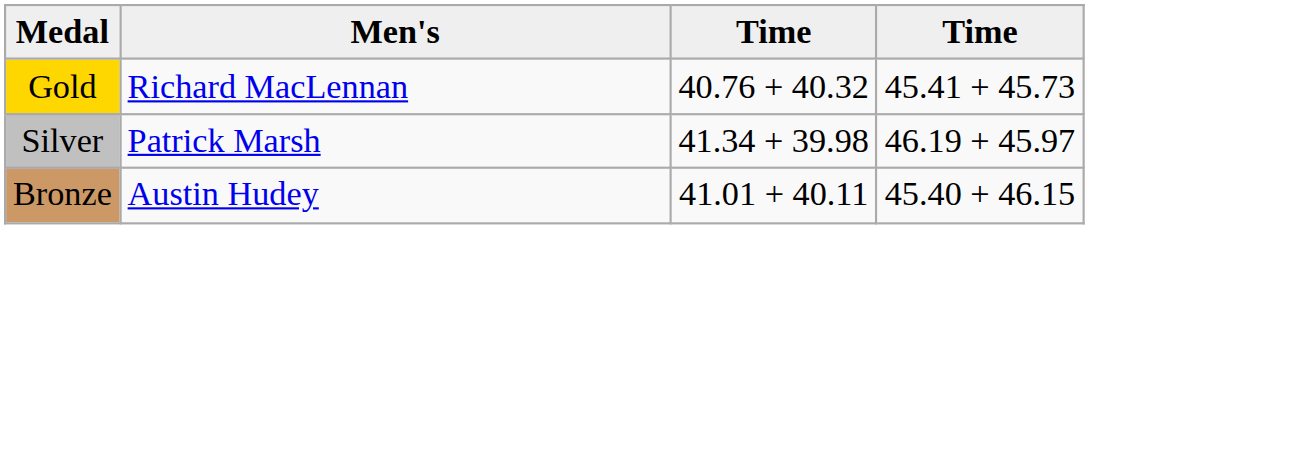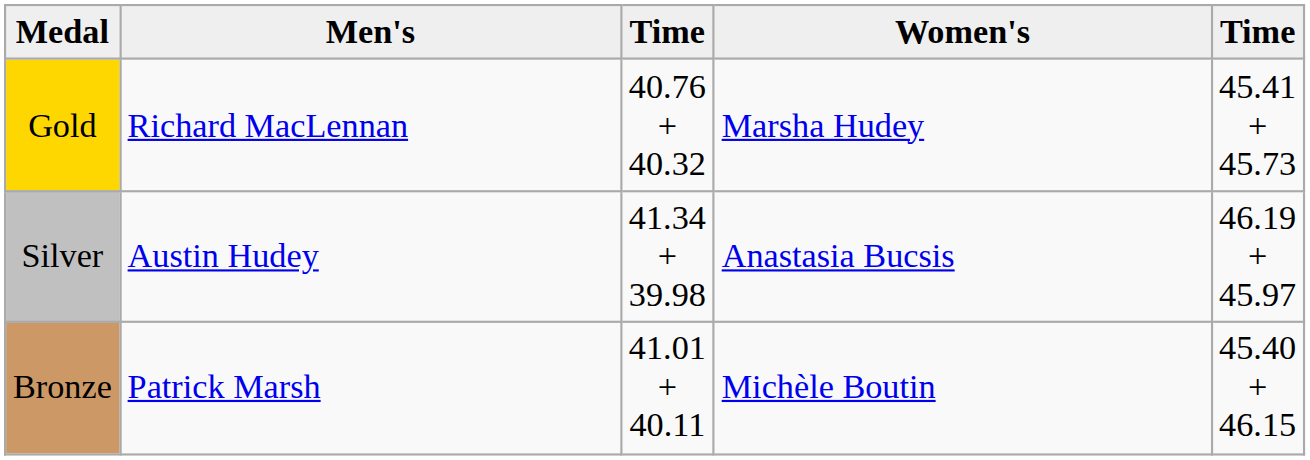+ column: (962, 31)
(224, 140) Patrick Marsh -> (223, 255) Austin Hudey
(223, 194) Austin Hudey -> (224, 387) Patrick Marsh
